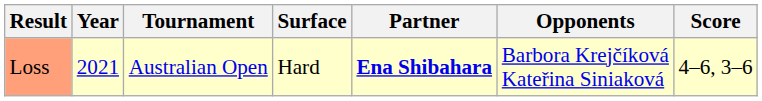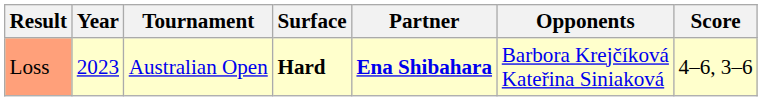(98, 66) 2021 -> (98, 66) 2023
(299, 66) normal -> (302, 66) bold
